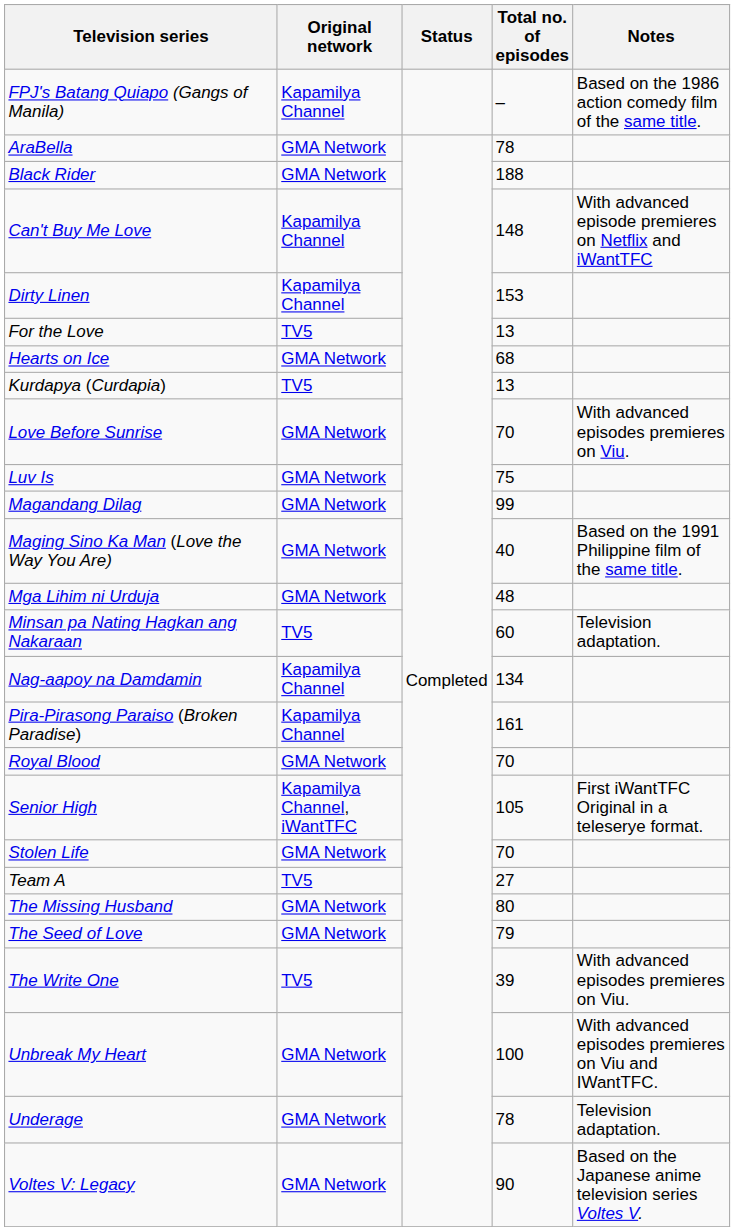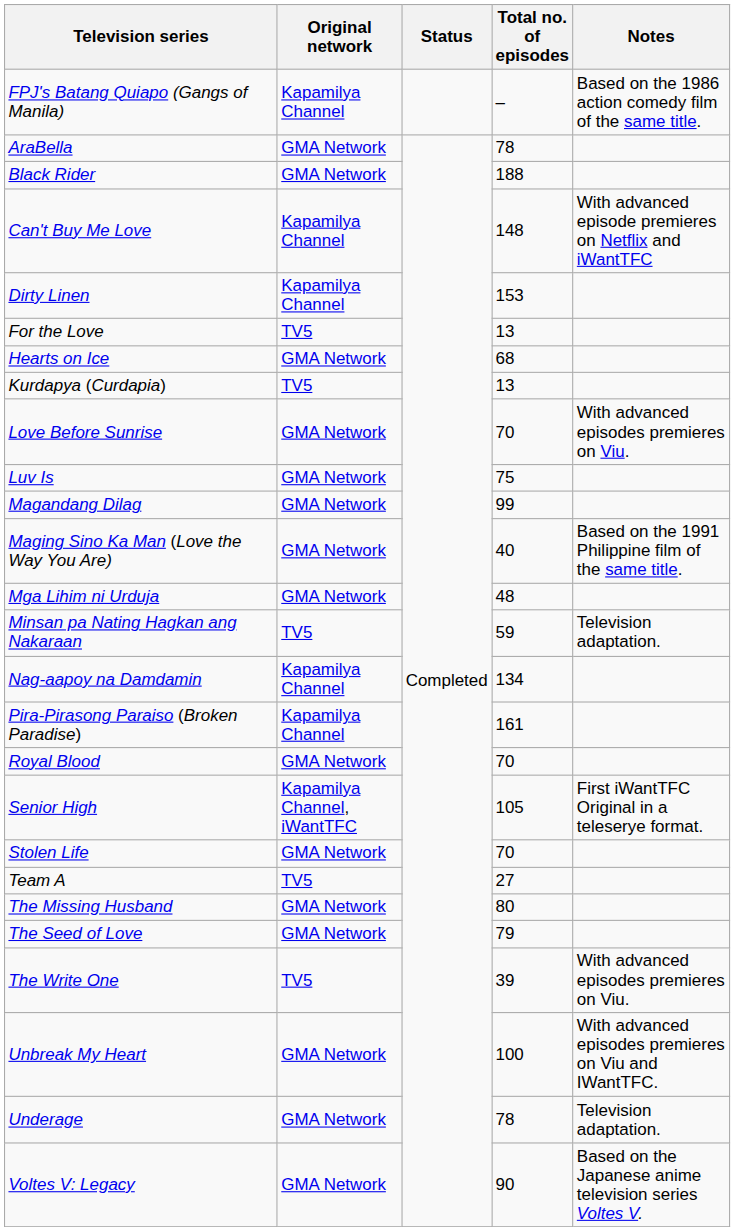(505, 633) 60 -> (505, 633) 59
